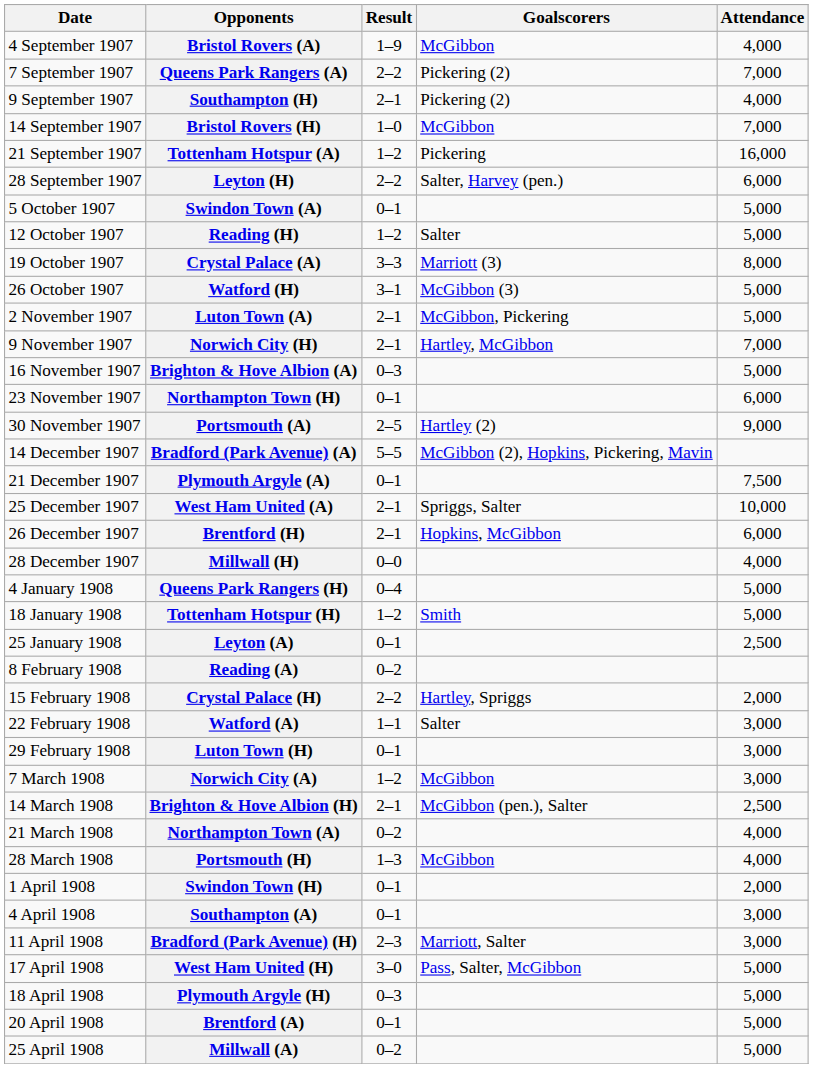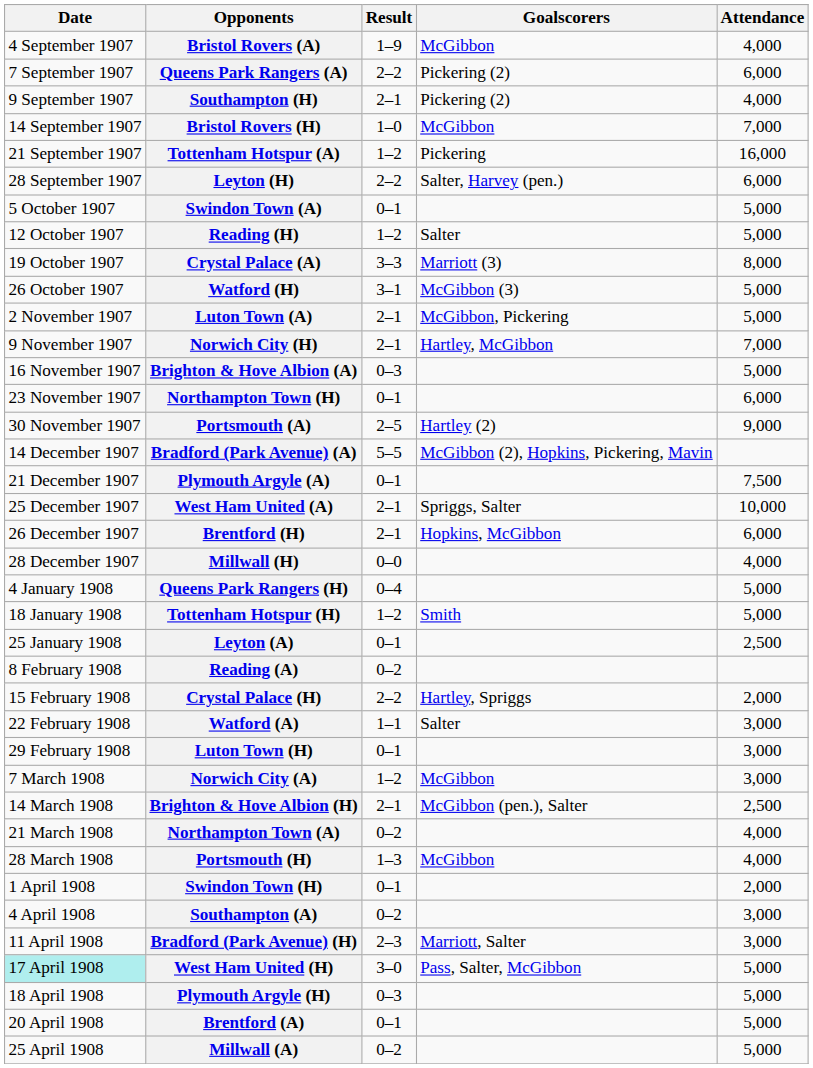(762, 72) 7,000 -> (762, 72) 6,000
(389, 914) 0–1 -> (389, 914) 0–2
(56, 968) no background -> (56, 968) paleturquoise background
